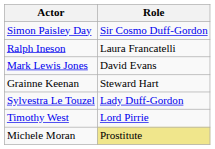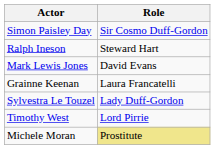(138, 48) Laura Francatelli -> (129, 48) Steward Hart
(129, 83) Steward Hart -> (138, 83) Laura Francatelli
